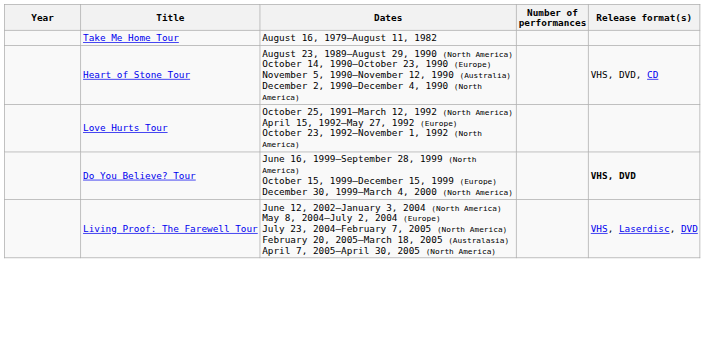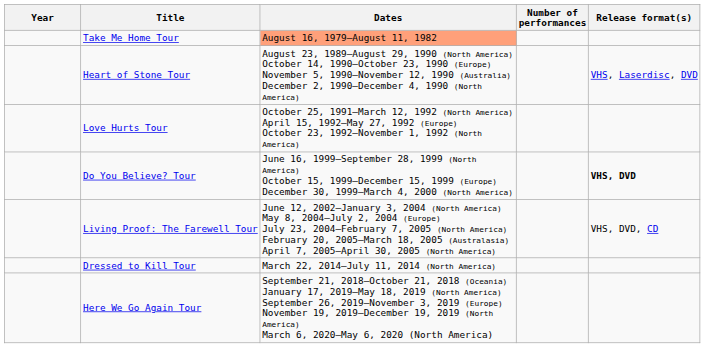(350, 38) no background -> (350, 38) lightsalmon background
(625, 75) VHS, DVD, CD -> (644, 75) VHS, Laserdisc, DVD
(644, 229) VHS, Laserdisc, DVD -> (625, 229) VHS, DVD, CD
+ row: (139, 266)
+ row: (142, 308)
